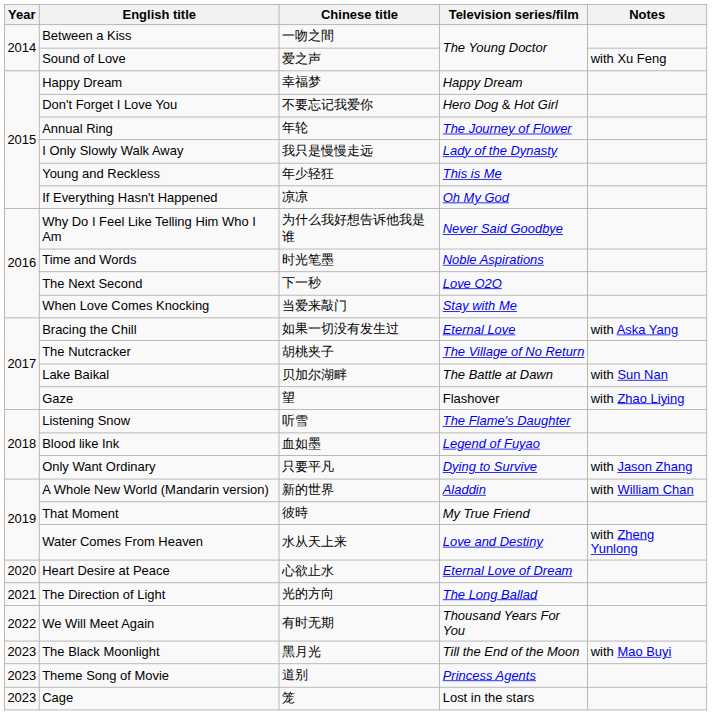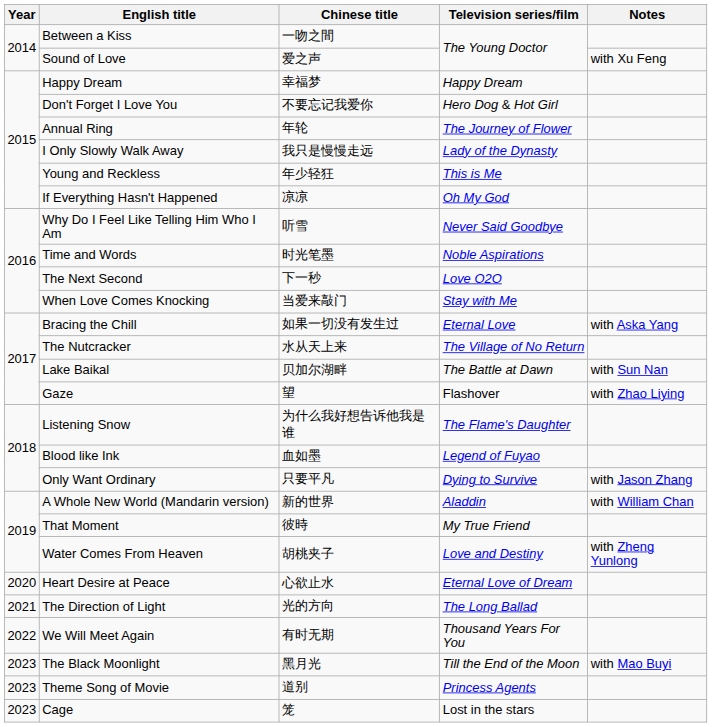(354, 228) 为什么我好想告诉他我是谁 -> (295, 226) 听雪
(308, 351) 胡桃夹子 -> (315, 347) 水从天上来
(295, 420) 听雪 -> (354, 424) 为什么我好想告诉他我是谁
(315, 541) 水从天上来 -> (308, 554) 胡桃夹子
